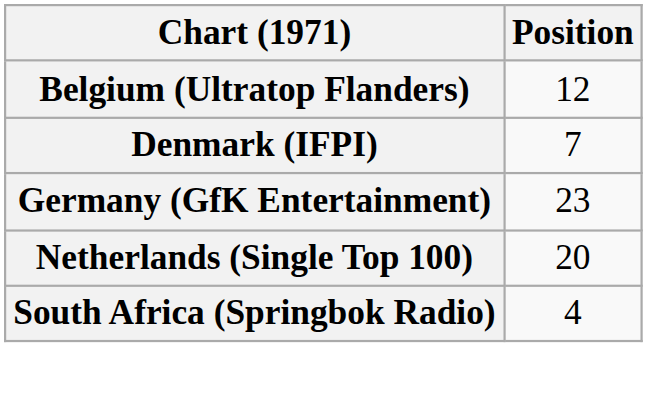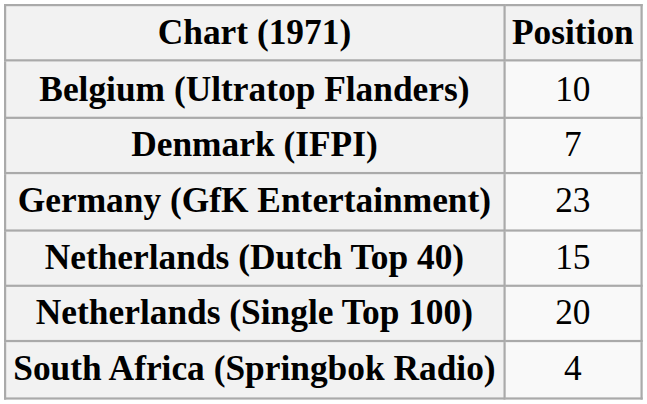(573, 88) 12 -> (573, 88) 10
+ row: (254, 256)
